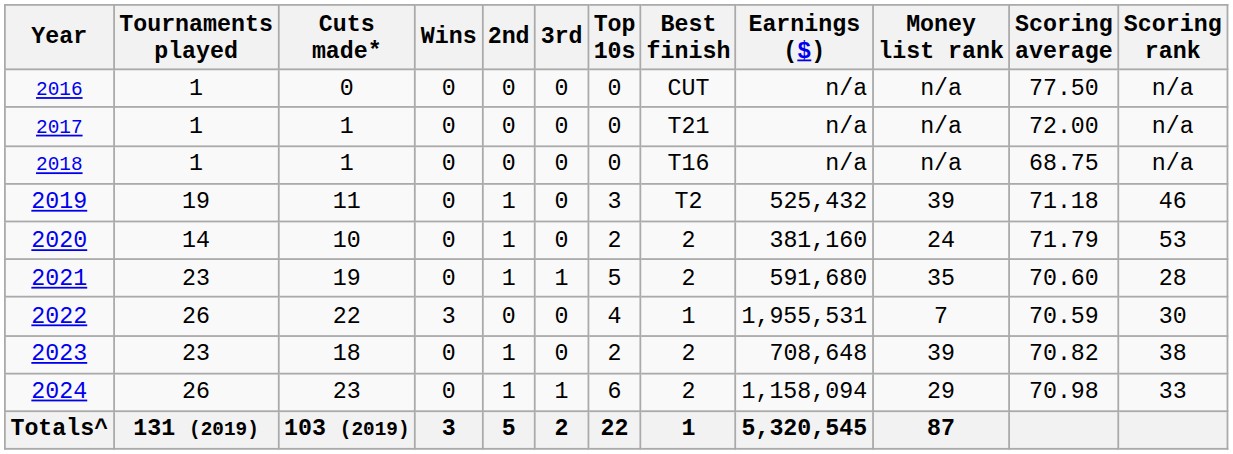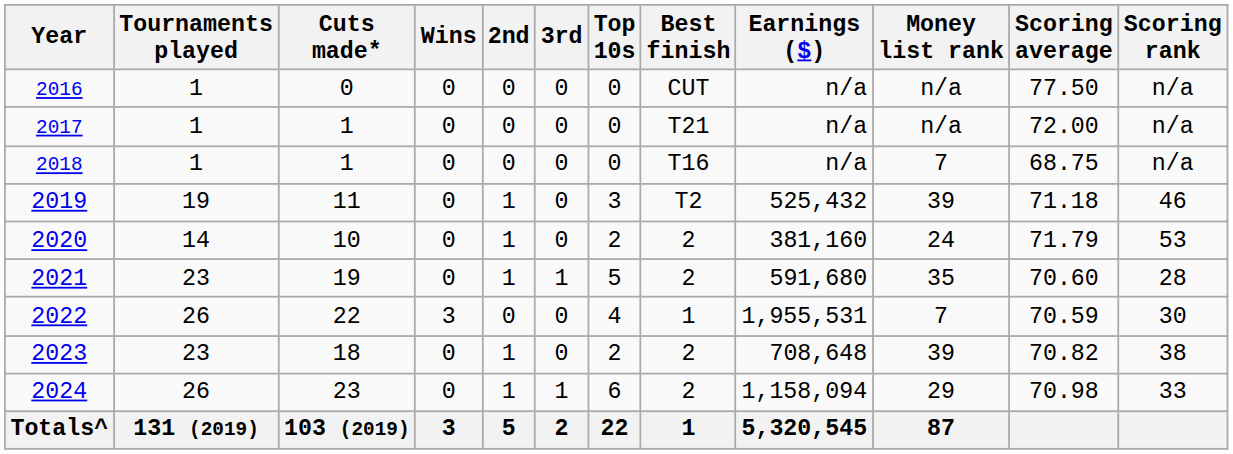(941, 164) n/a -> (941, 164) 7
